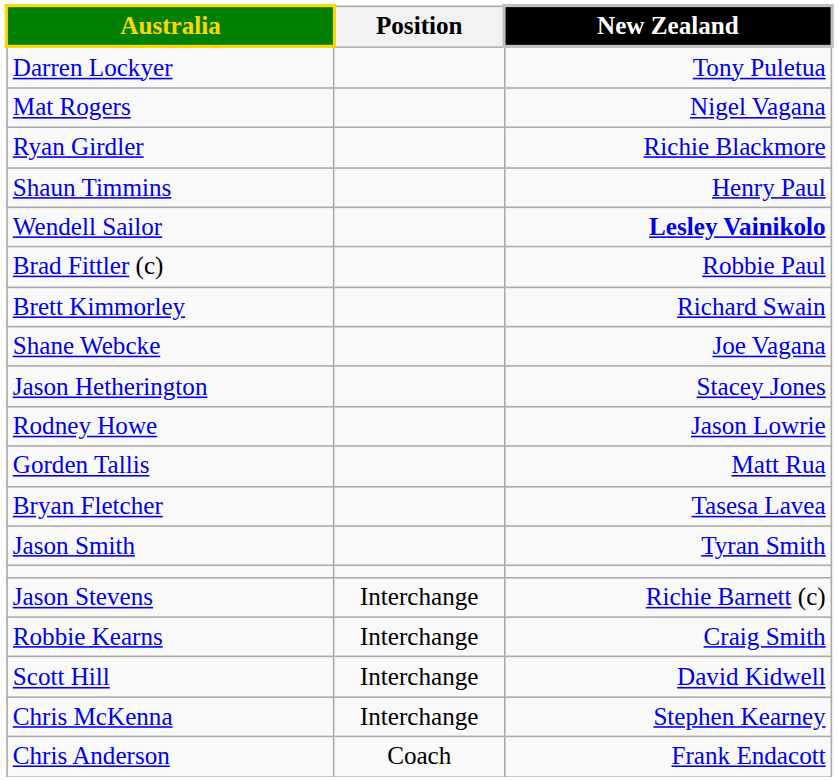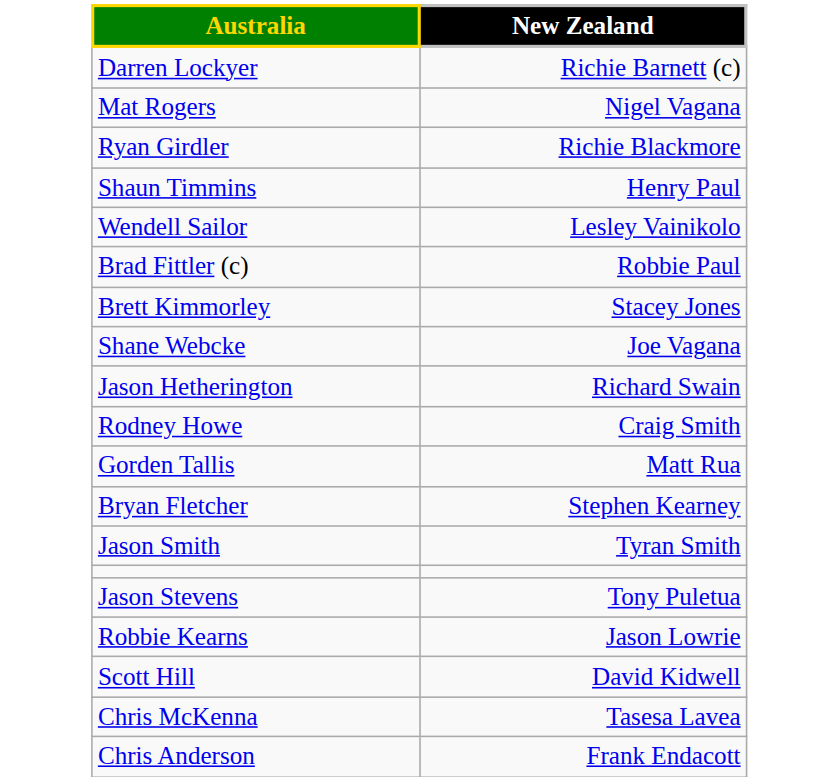- column: (419, 25)
(759, 67) Tony Puletua -> (651, 67) Richie Barnett (c)
(737, 226) bold -> (655, 226) normal
(751, 306) Richard Swain -> (676, 306) Stacey Jones
(761, 386) Stacey Jones -> (666, 386) Richard Swain
(758, 425) Jason Lowrie -> (680, 425) Craig Smith
(759, 505) Tasesa Lavea -> (654, 505) Stephen Kearney
(736, 596) Richie Barnett (c) -> (674, 596) Tony Puletua
(765, 636) Craig Smith -> (673, 636) Jason Lowrie
(740, 716) Stephen Kearney -> (673, 716) Tasesa Lavea
